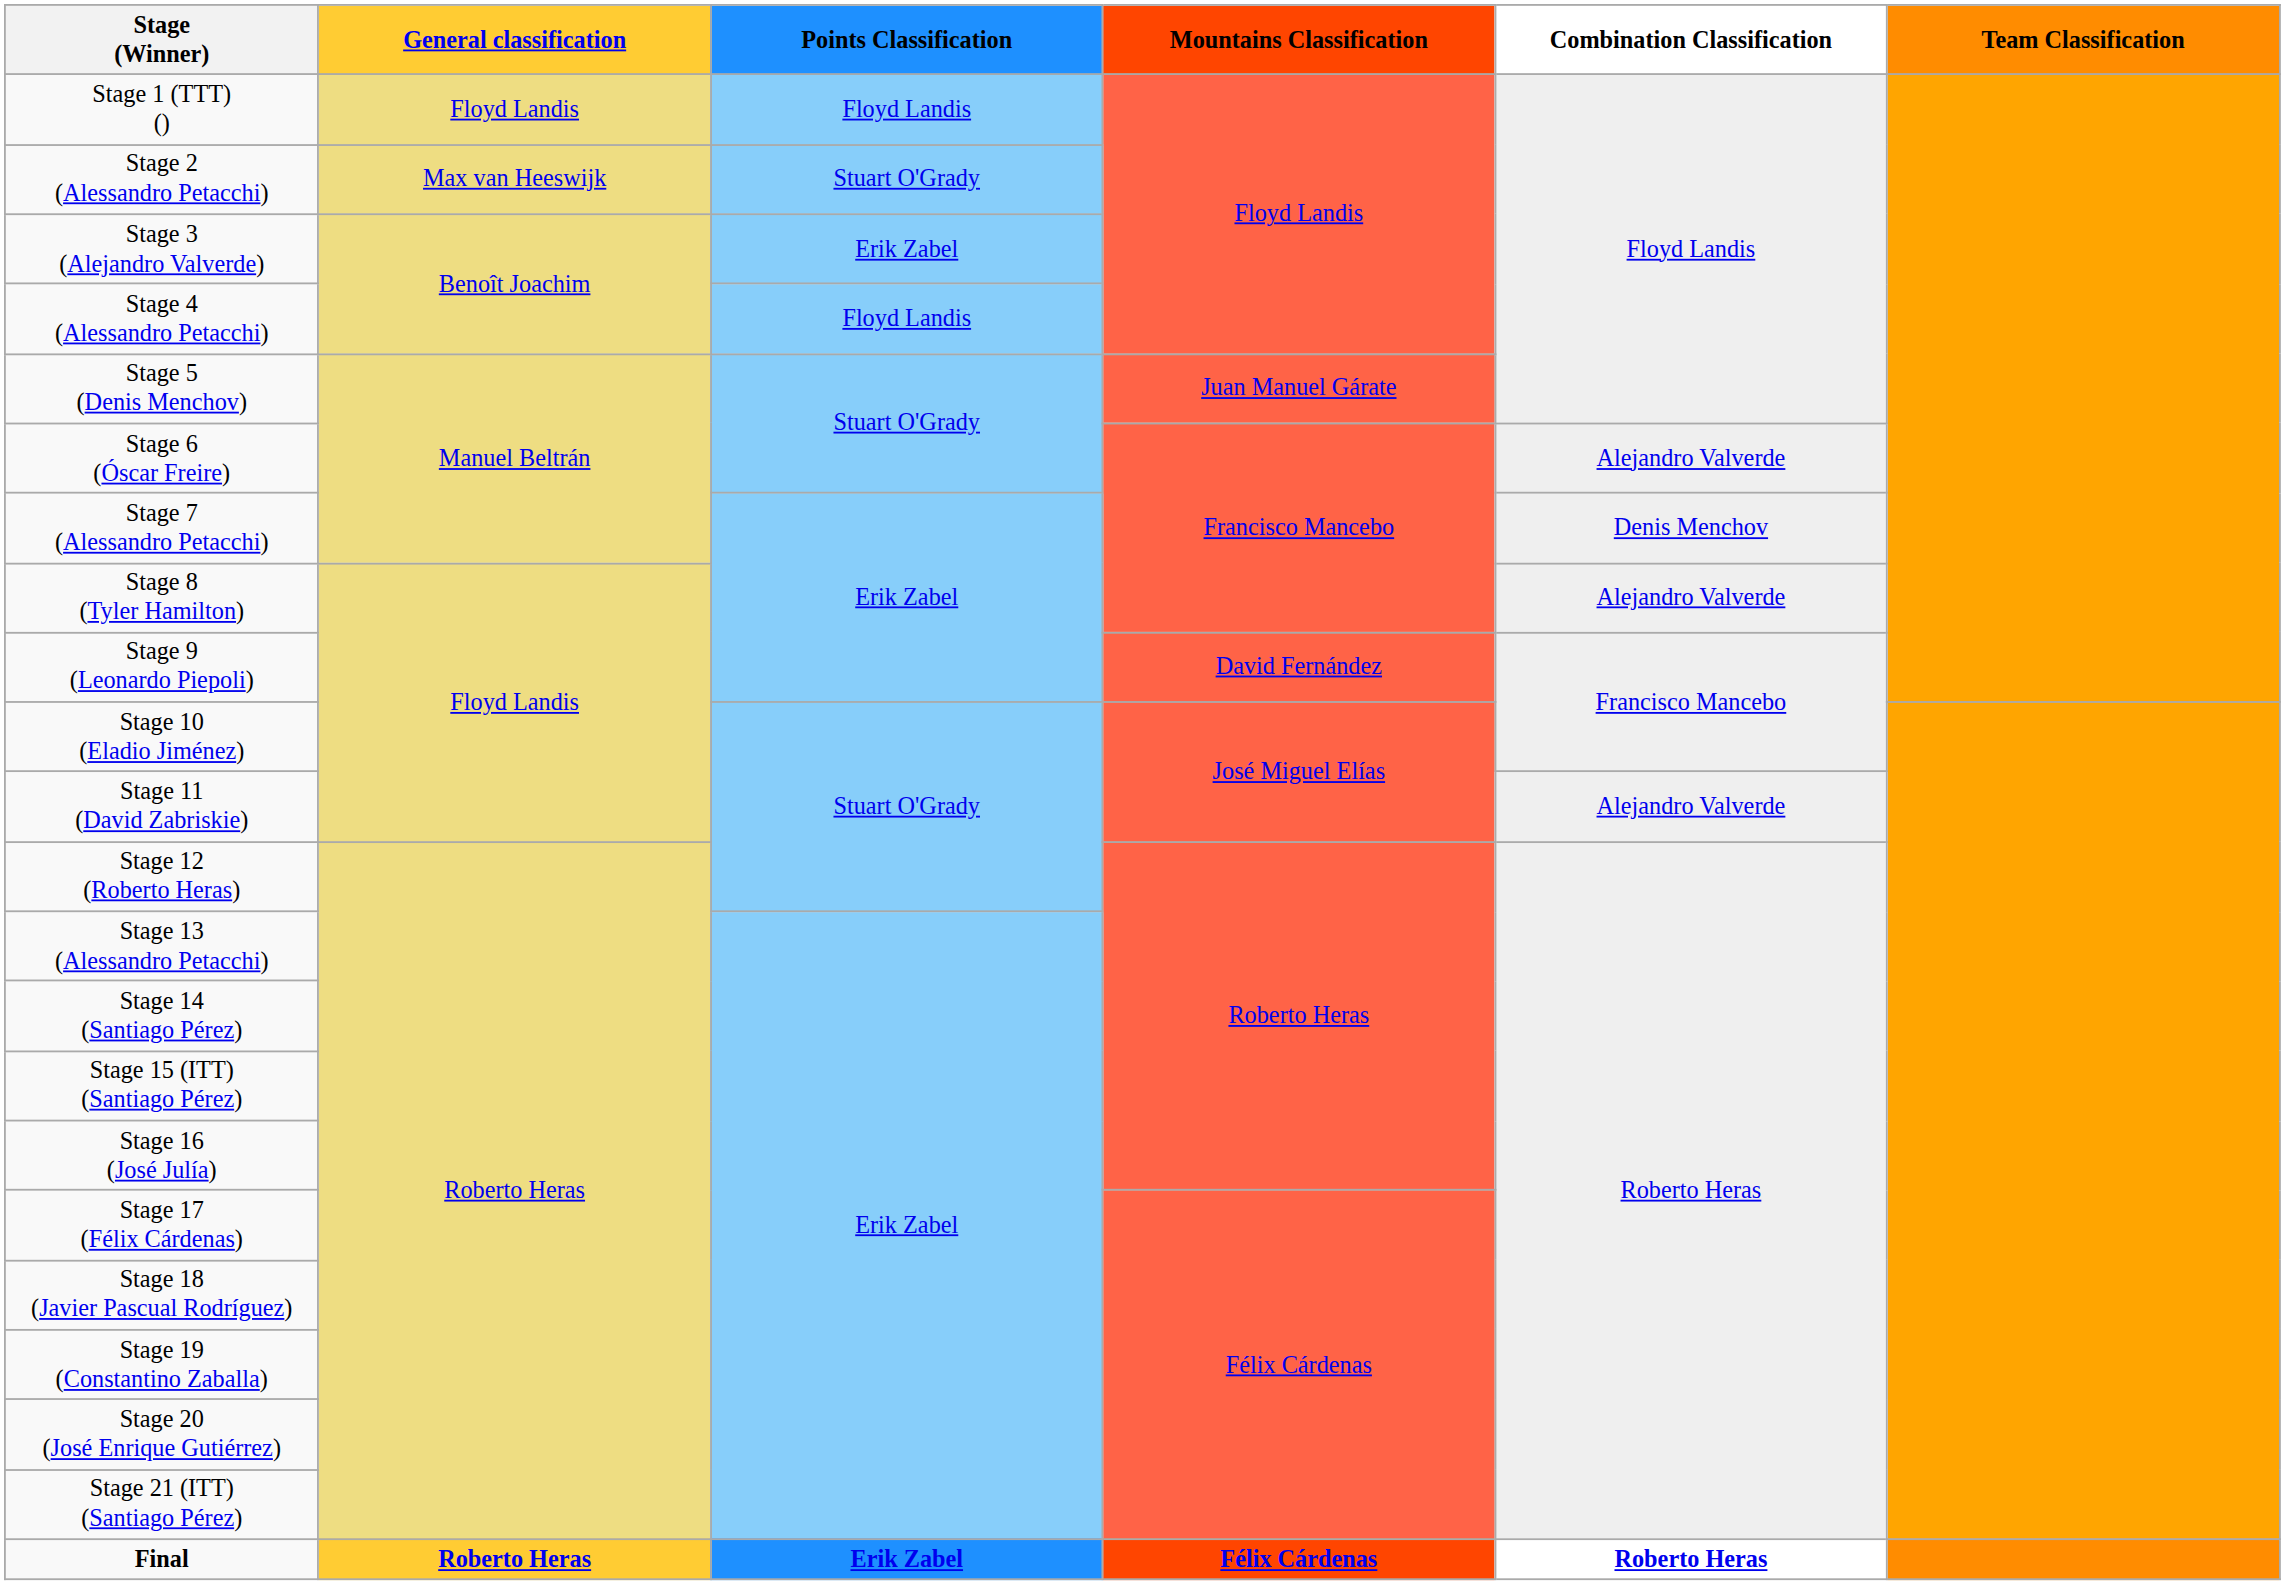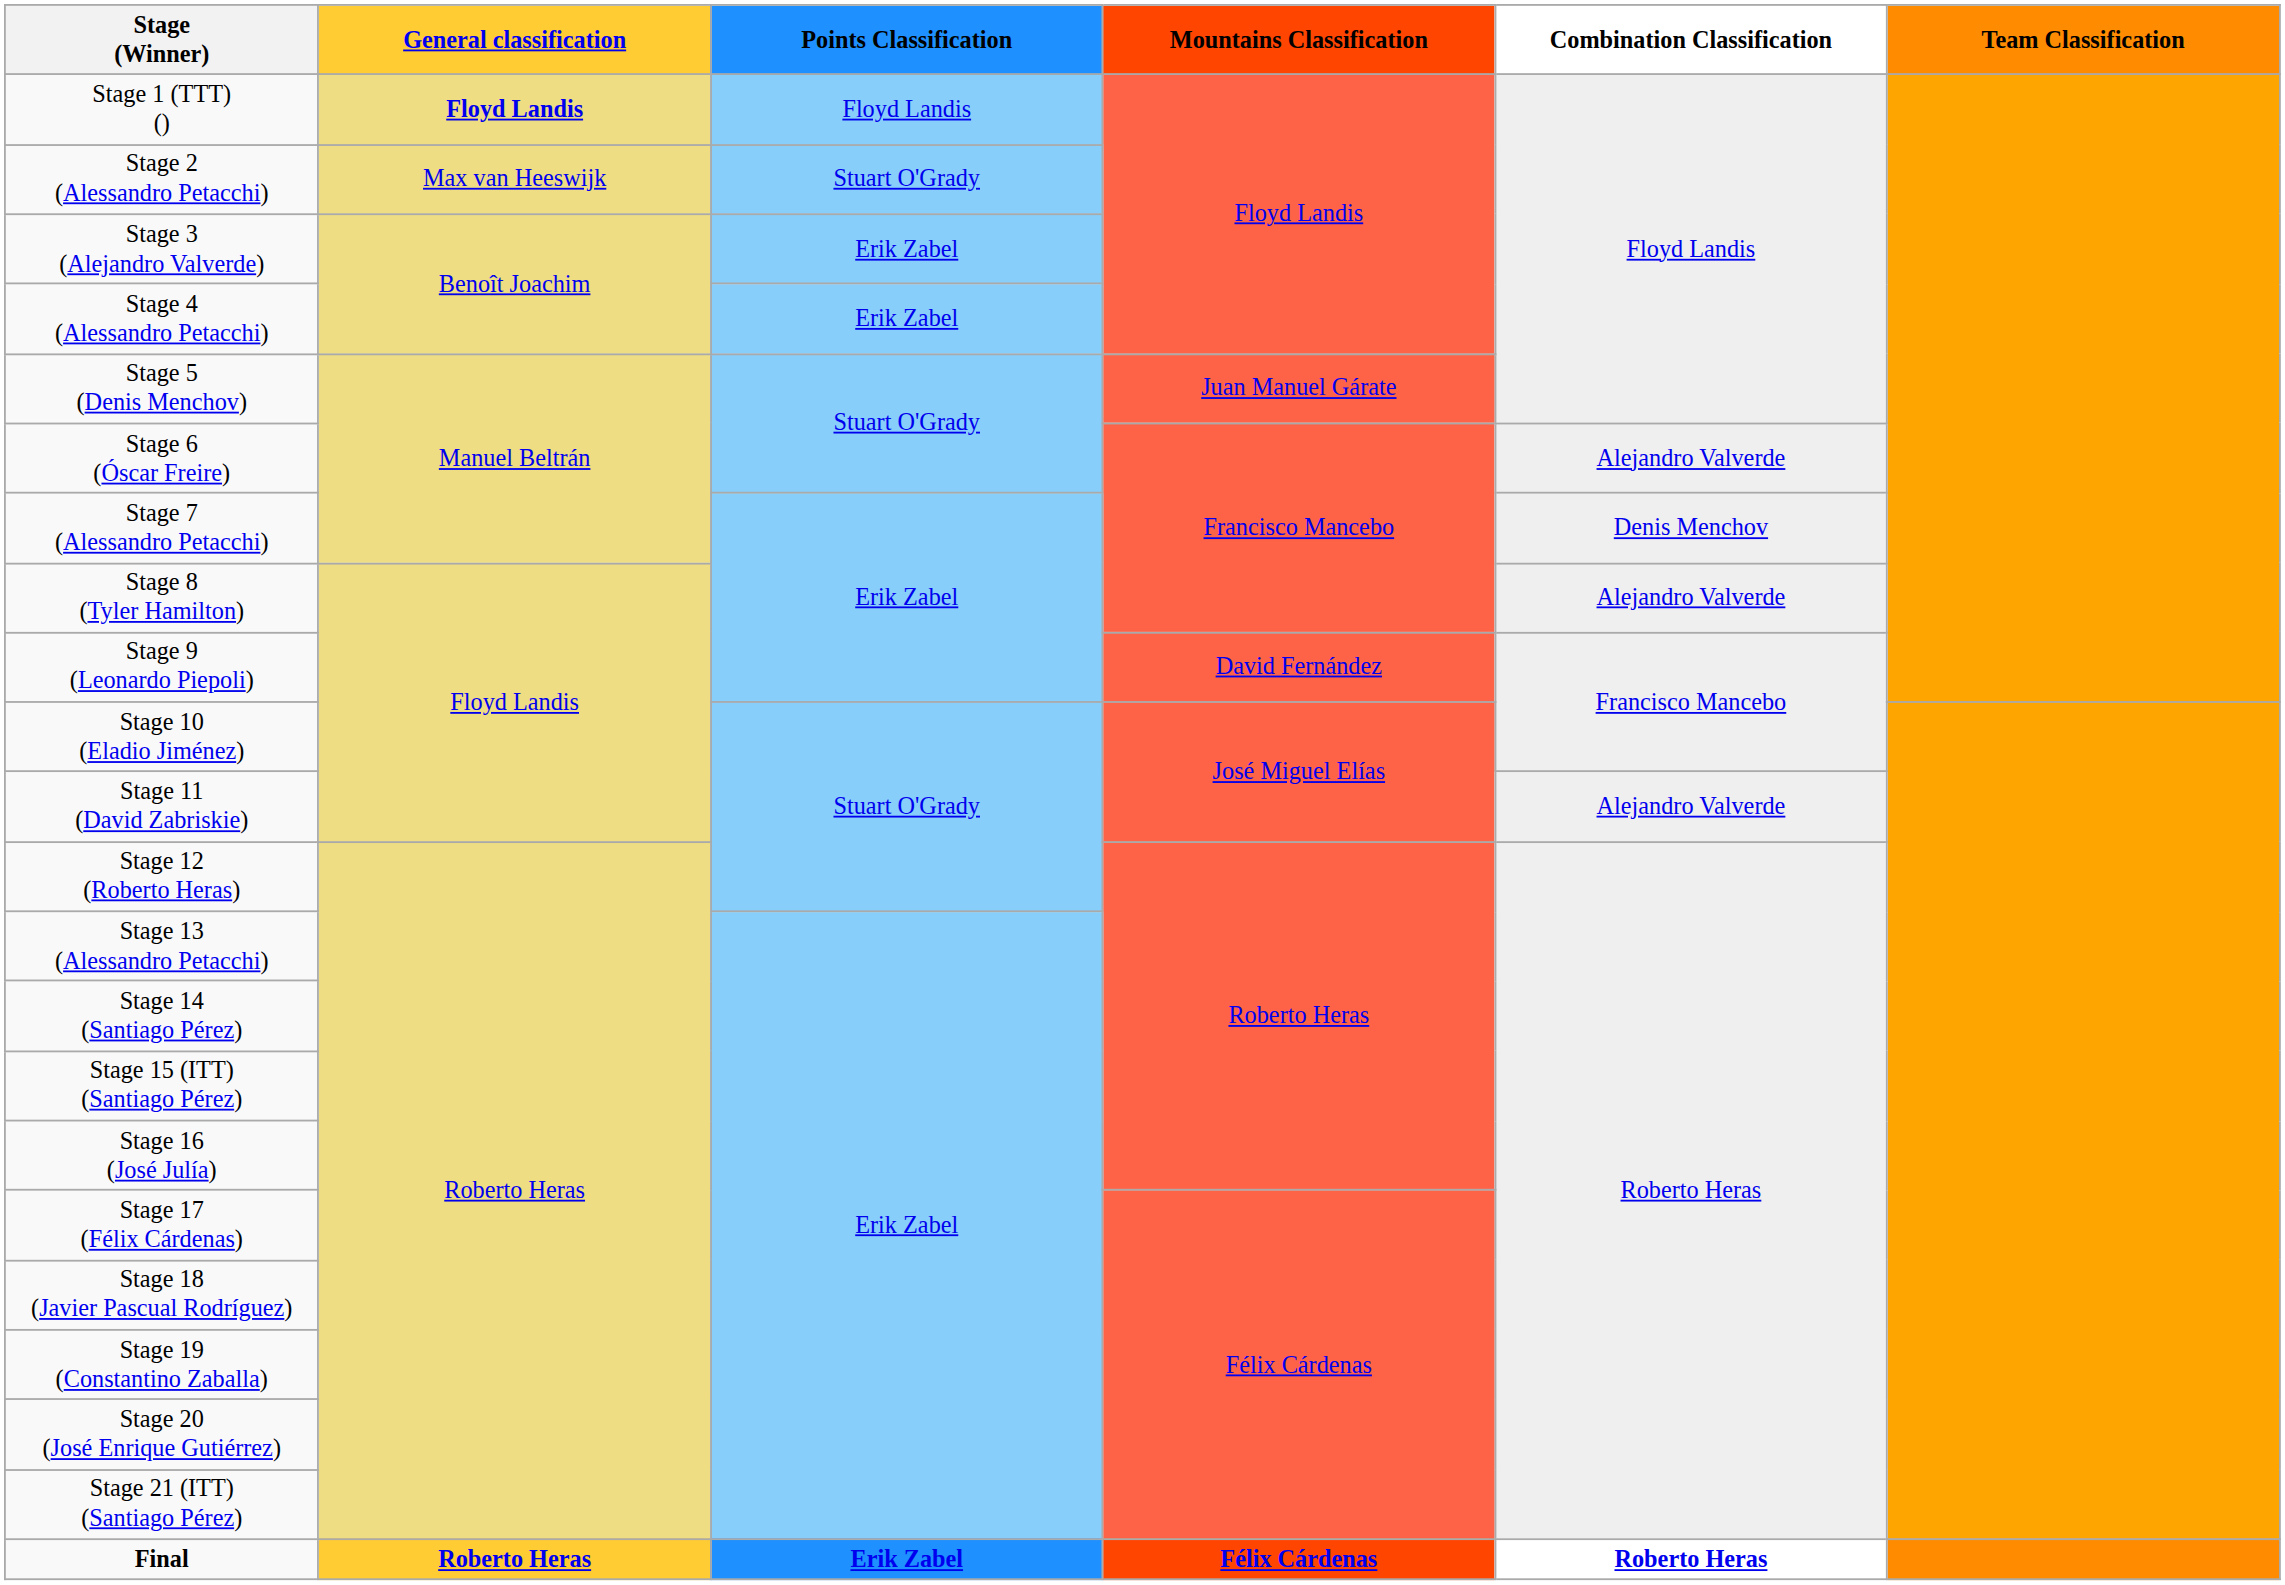(515, 109) normal -> (515, 109) bold
(907, 318) Floyd Landis -> (907, 318) Erik Zabel
